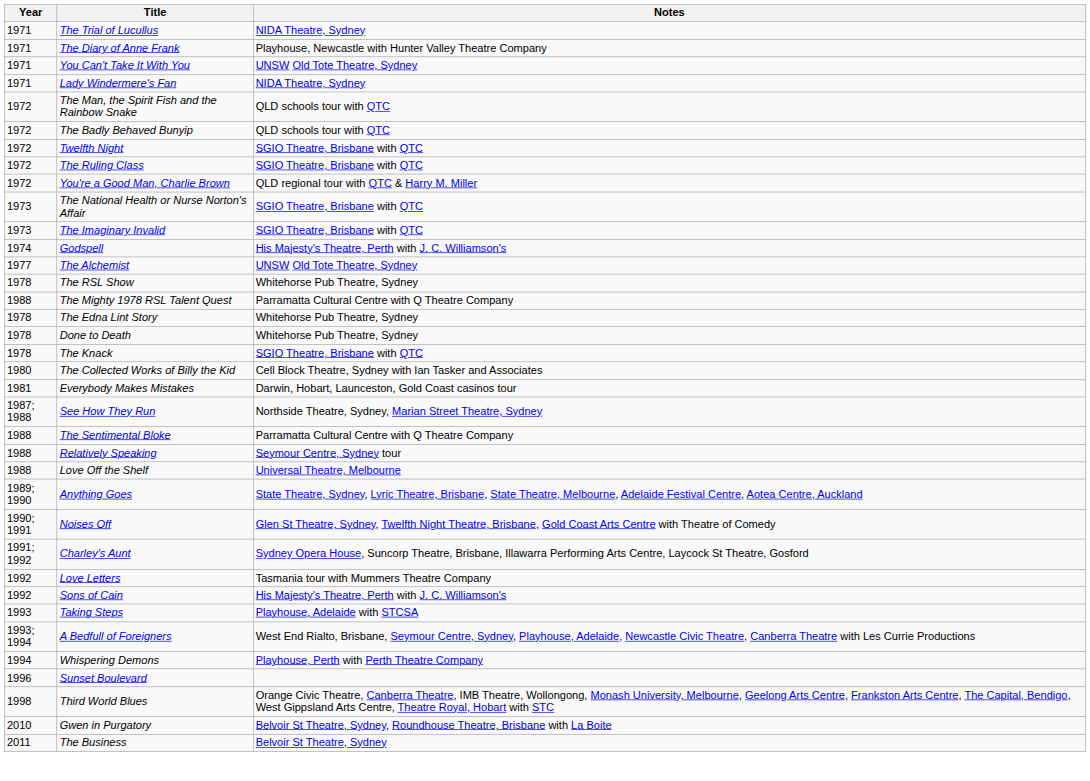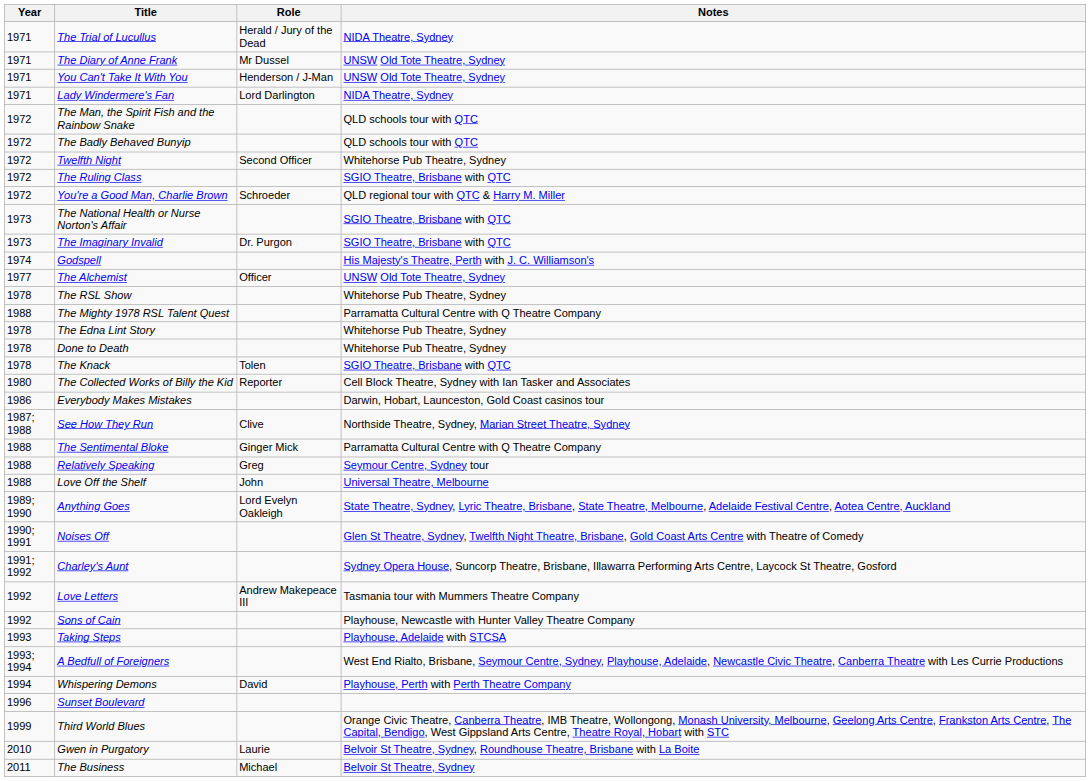+ column: (289, 13)
(401, 48) Playhouse, Newcastle with Hunter Valley Theatre Company -> (424, 60) UNSW Old Tote Theatre, Sydney
(339, 148) SGIO Theatre, Brisbane with QTC -> (425, 160) Whitehorse Pub Theatre, Sydney
(19, 388) 1981 -> (19, 400) 1986
(381, 595) His Majesty's Theatre, Perth with J. C. Williamson's -> (489, 620) Playhouse, Newcastle with Hunter Valley Theatre Company
(19, 701) 1998 -> (19, 726) 1999
